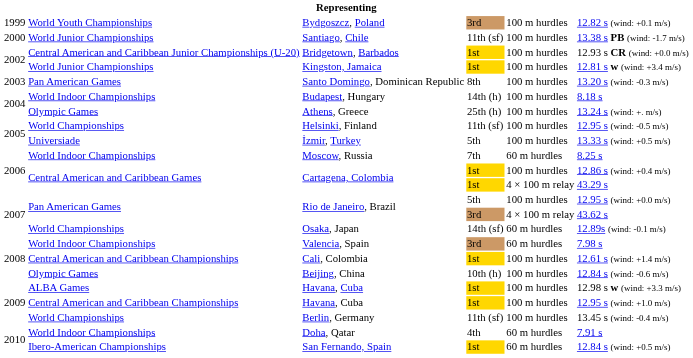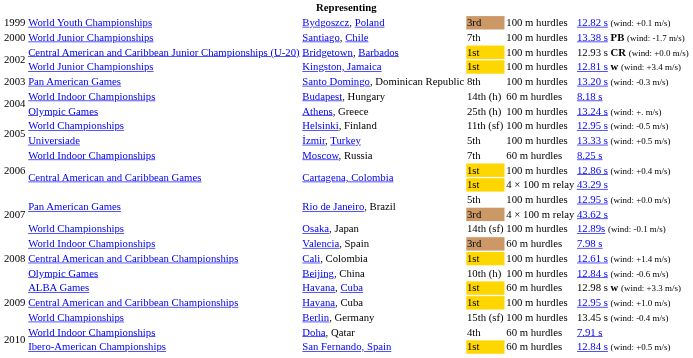(485, 37) 11th (sf) -> (474, 37) 7th
(537, 96) 100 m hurdles -> (534, 96) 60 m hurdles
(534, 229) 60 m hurdles -> (537, 229) 100 m hurdles
(537, 288) 100 m hurdles -> (534, 288) 60 m hurdles
(485, 317) 11th (sf) -> (485, 317) 15th (sf)
